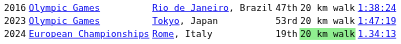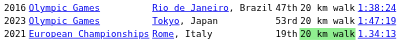(15, 34) 2024 -> (15, 34) 2021
